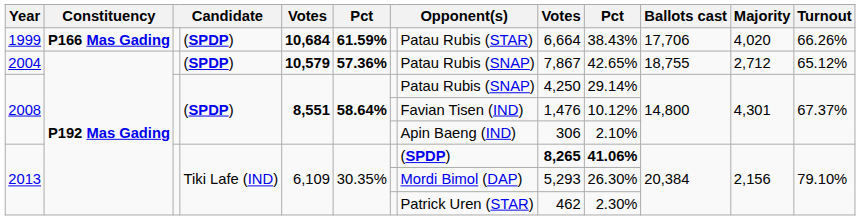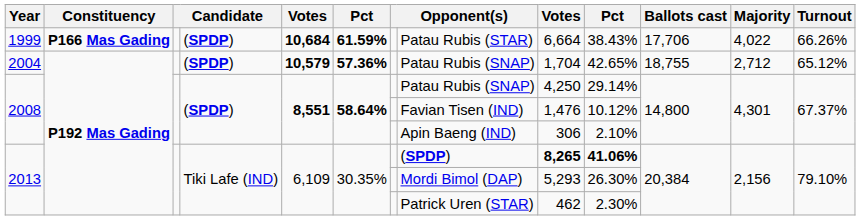(752, 39) 4,020 -> (752, 39) 4,022
(562, 63) 7,867 -> (562, 63) 1,704
